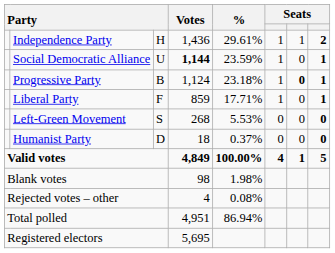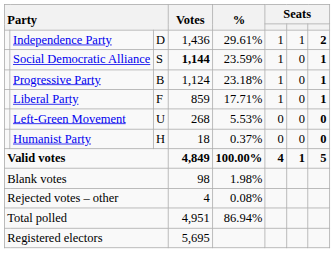(161, 39) H -> (161, 39) D
(161, 59) U -> (159, 59) S
(302, 79) bold -> (302, 79) normal
(159, 119) S -> (161, 119) U
(161, 138) D -> (161, 138) H
